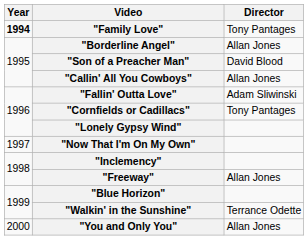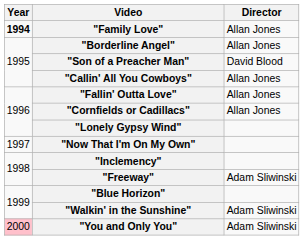(261, 29) Tony Pantages -> (254, 29) Allan Jones
(262, 95) Adam Sliwinski -> (254, 95) Allan Jones
(261, 111) Tony Pantages -> (254, 111) Allan Jones
(254, 177) Allan Jones -> (262, 177) Adam Sliwinski
(264, 210) Terrance Odette -> (262, 210) Adam Sliwinski
(18, 227) no background -> (18, 227) pink background
(254, 227) Allan Jones -> (262, 227) Adam Sliwinski
